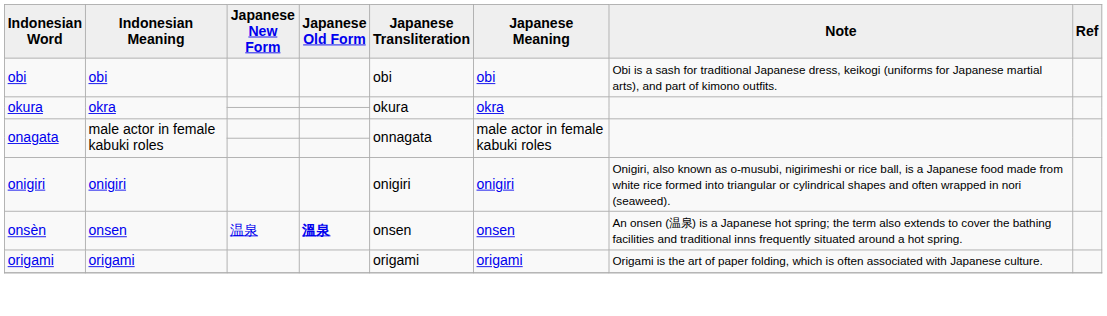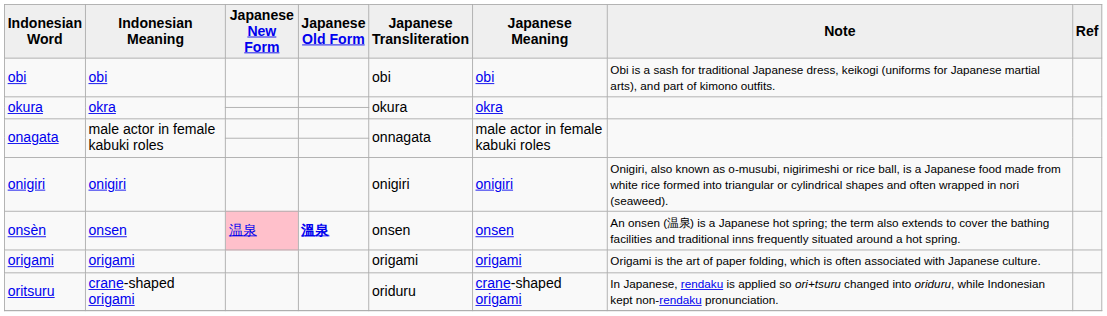(244, 230) no background -> (243, 230) pink background
+ row: (31, 291)
